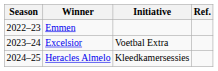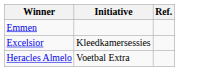- column: (24, 12)
(142, 43) Voetbal Extra -> (113, 43) Kleedkamersessies
(152, 58) Kleedkamersessies -> (103, 58) Voetbal Extra
